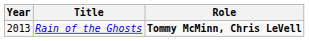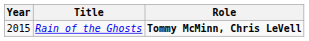(19, 29) 2013 -> (19, 29) 2015
